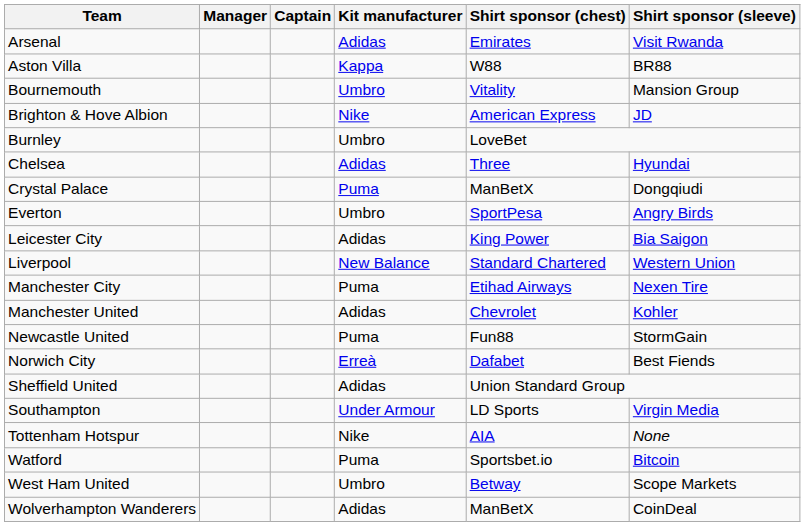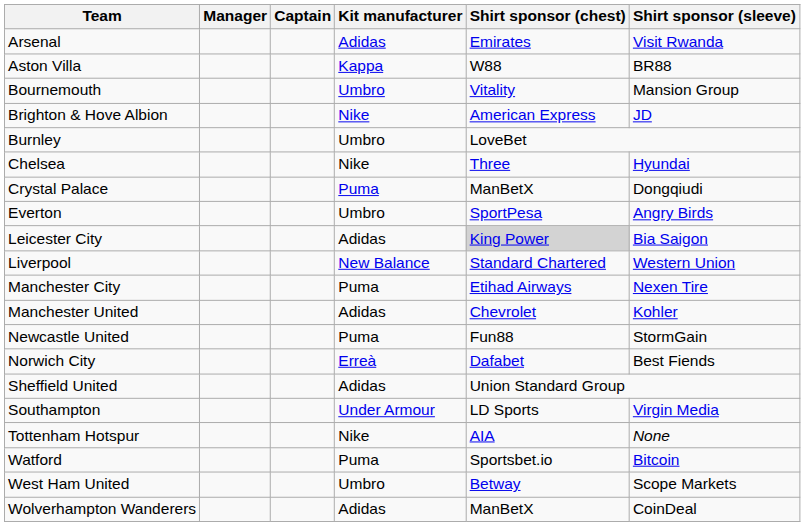(362, 164) Adidas -> (354, 164) Nike
(509, 238) no background -> (509, 238) lightgrey background
